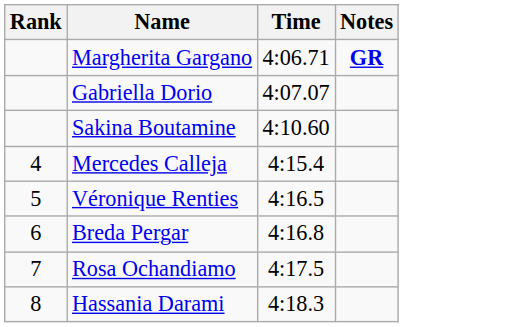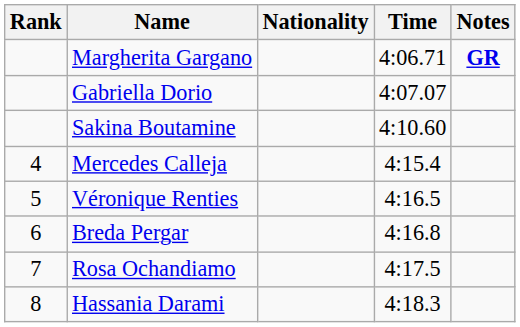+ column: (316, 22)
